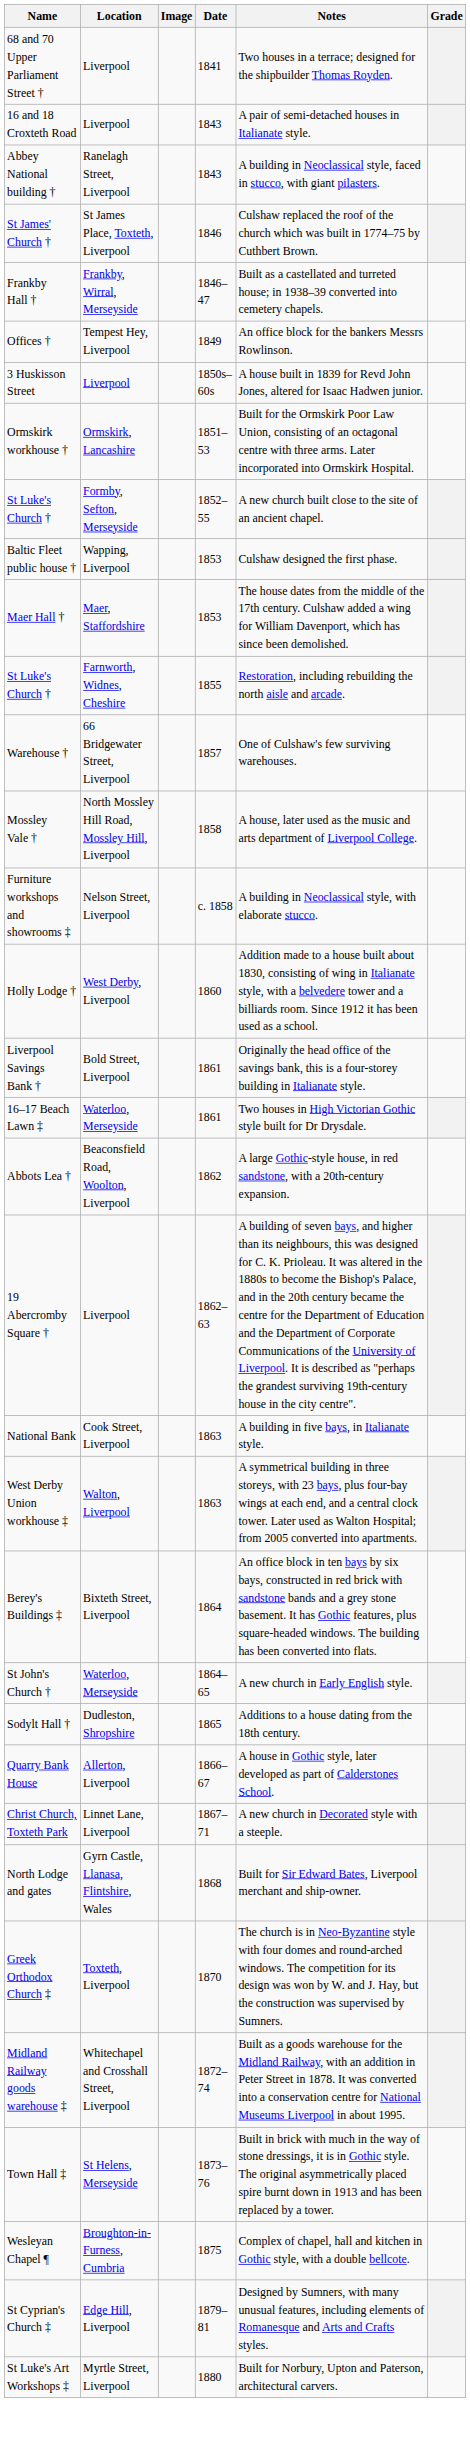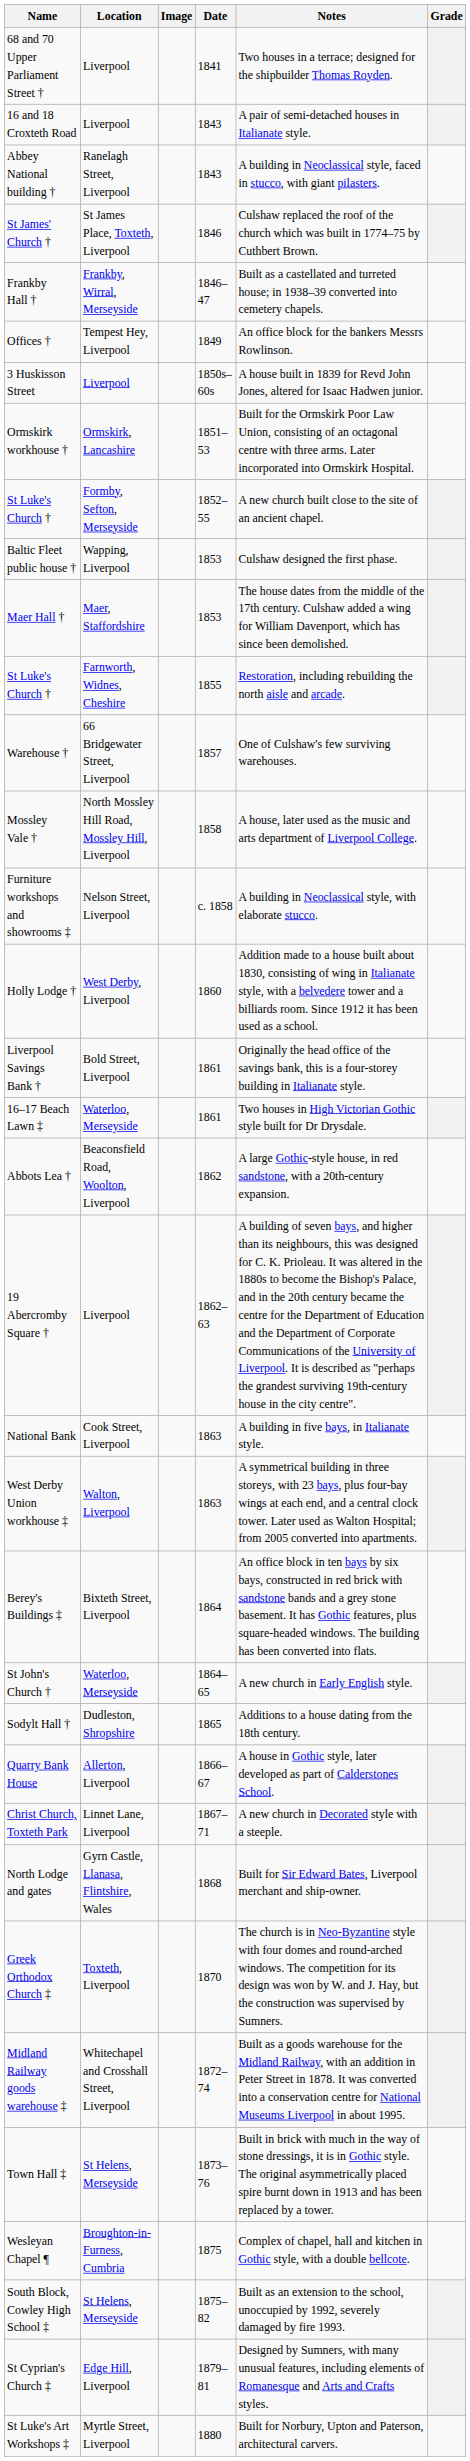+ row: (39, 2309)
